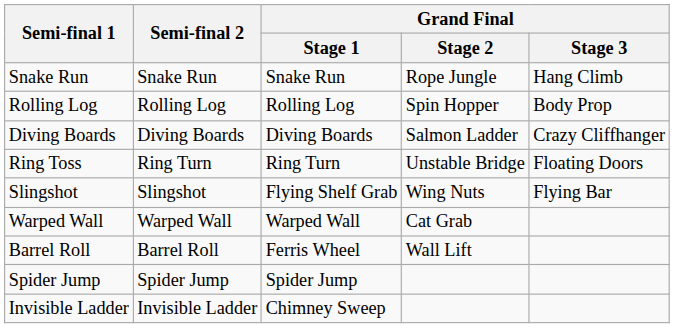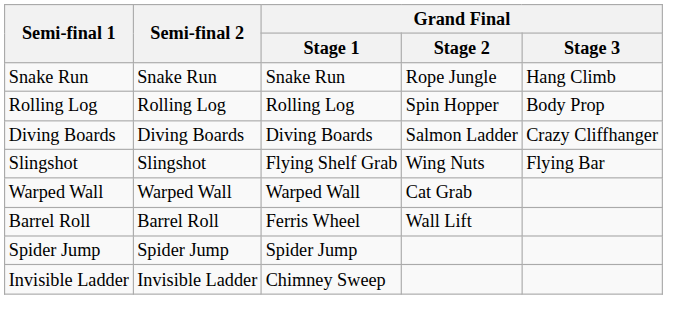- row: (45, 163)
